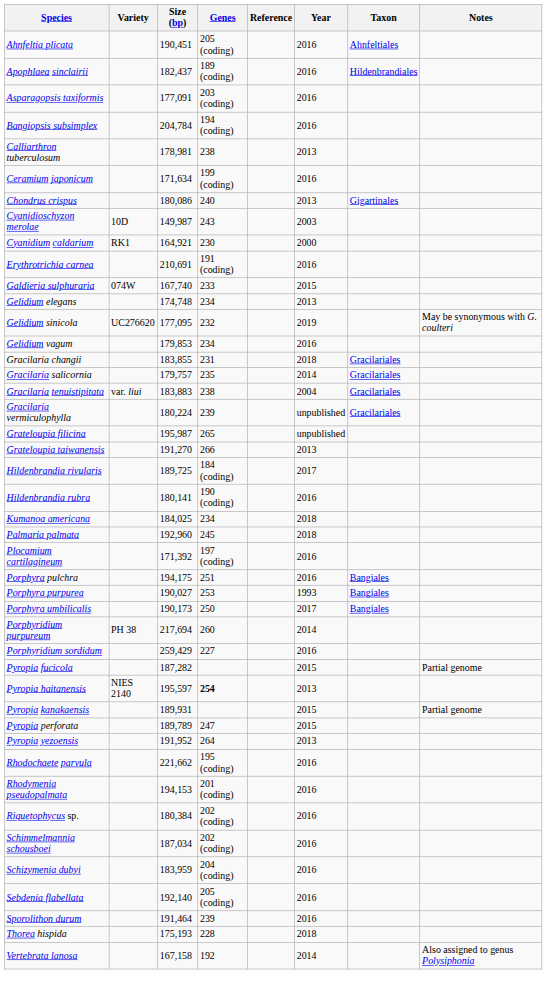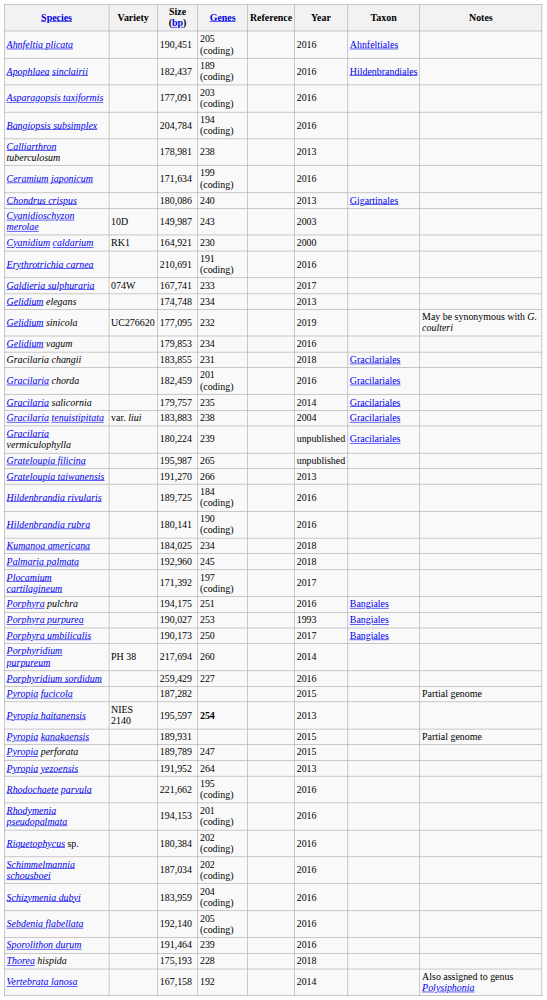(176, 285) 167,740 -> (176, 285) 167,741
(307, 285) 2015 -> (307, 285) 2017
+ row: (43, 381)
(307, 471) 2017 -> (307, 497) 2016
(307, 556) 2016 -> (307, 583) 2017
